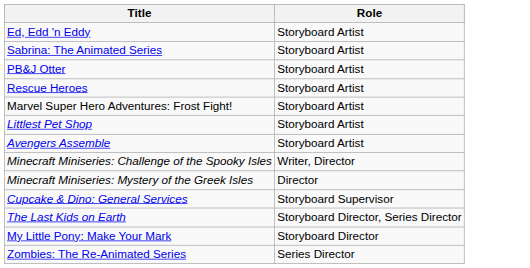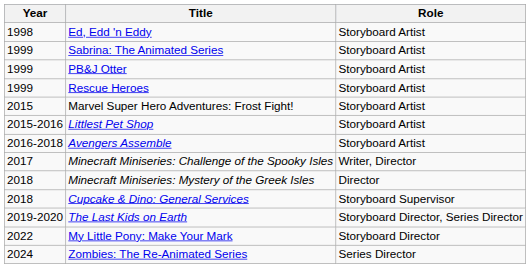+ column: (35, 13)
